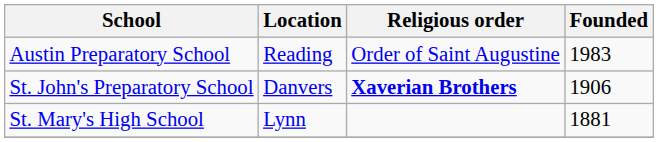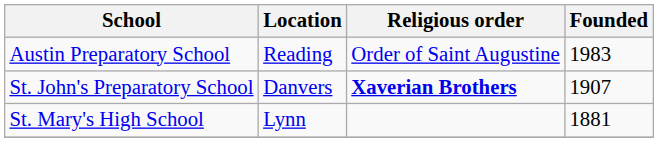(590, 86) 1906 -> (590, 86) 1907
